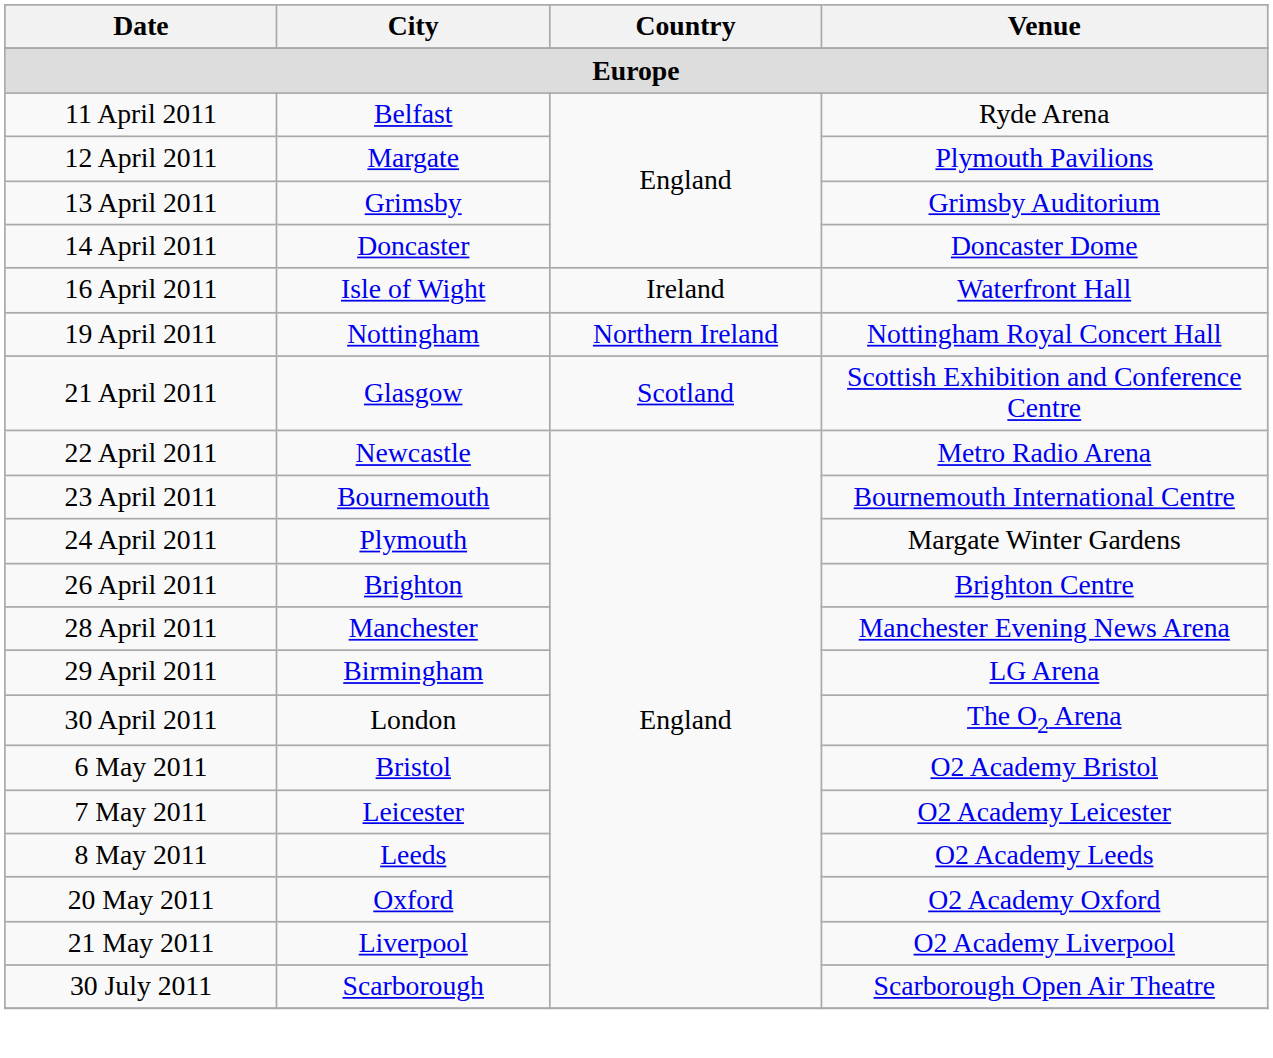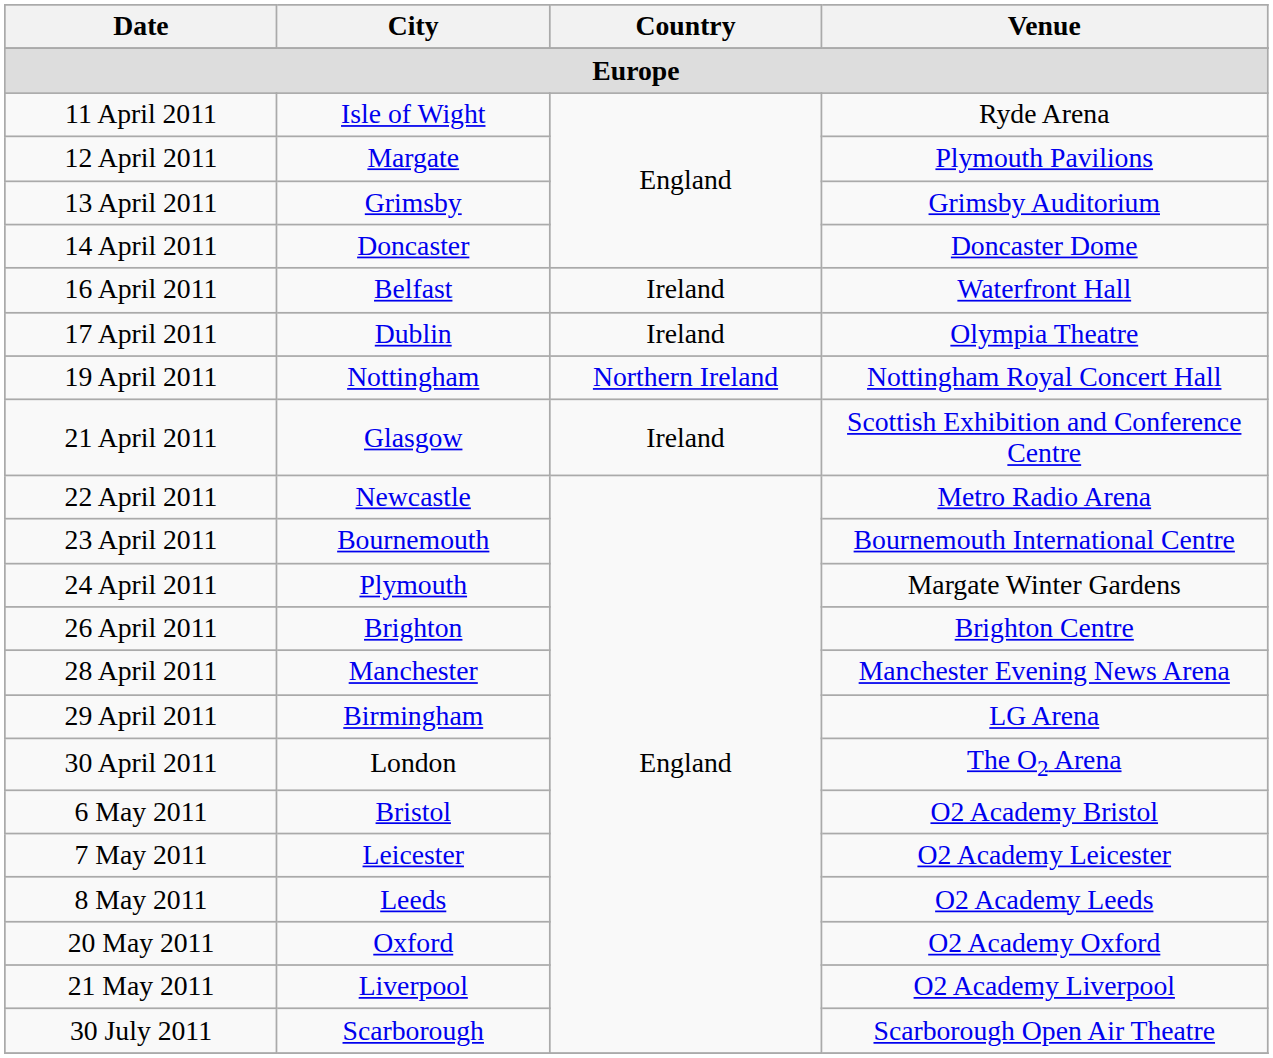(413, 114) Belfast -> (413, 114) Isle of Wight
(413, 289) Isle of Wight -> (413, 289) Belfast
+ row: (141, 333)
(686, 393) Scotland -> (686, 437) Ireland
